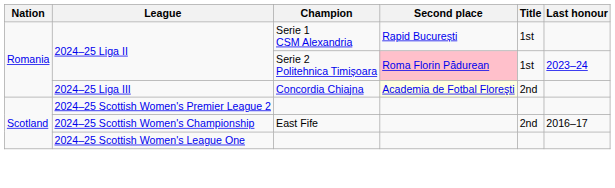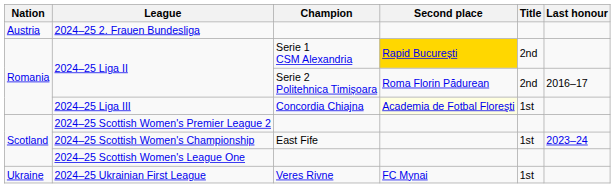+ row: (127, 30)
(420, 36) no background -> (420, 53) gold background
(527, 36) 1st -> (529, 53) 2nd
(436, 66) pink background -> (436, 83) no background
(527, 66) 1st -> (529, 83) 2nd
(567, 66) 2023–24 -> (567, 83) 2016–17
(529, 89) 2nd -> (527, 106) 1st
(529, 123) 2nd -> (527, 140) 1st
(567, 123) 2016–17 -> (567, 140) 2023–24
+ row: (130, 175)
